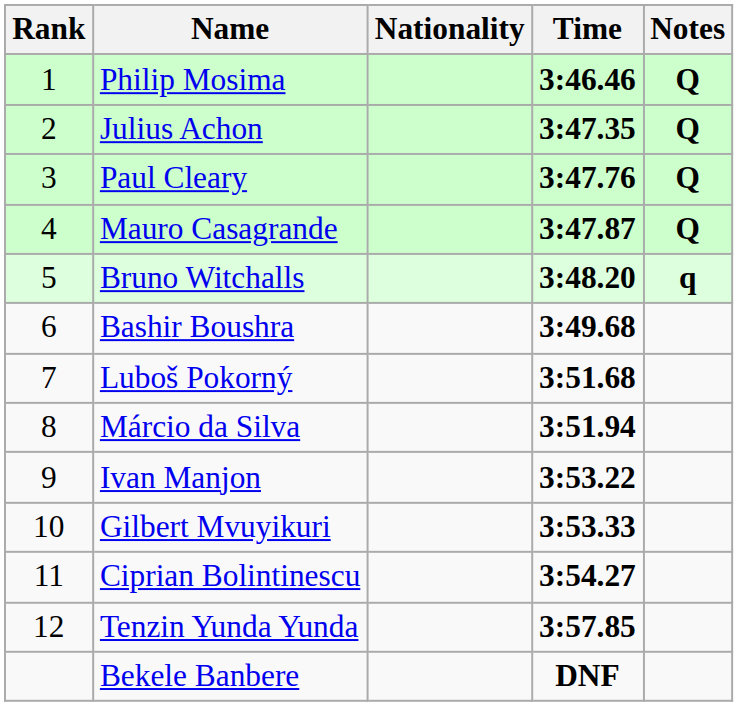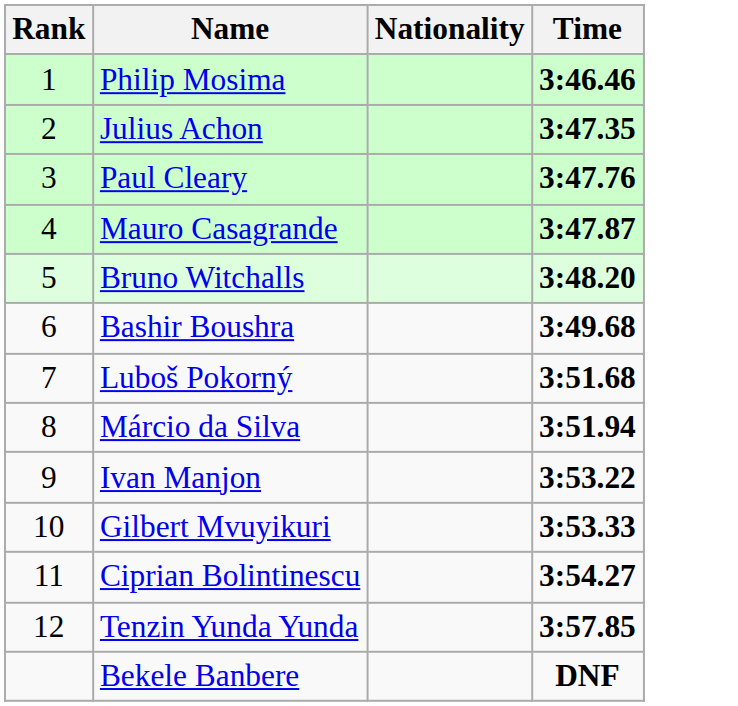- column: (688, 29)
